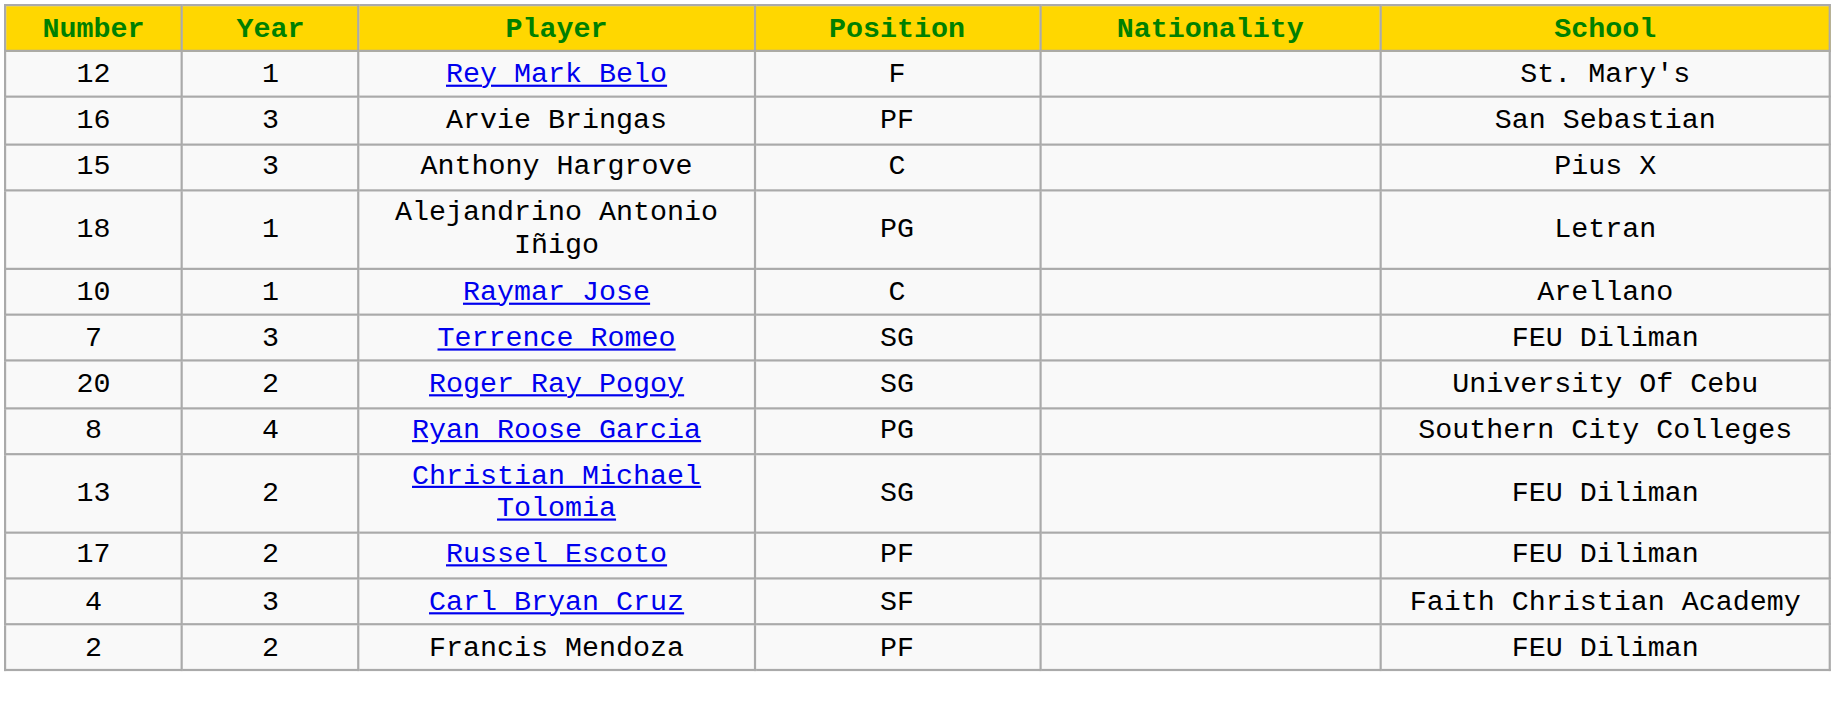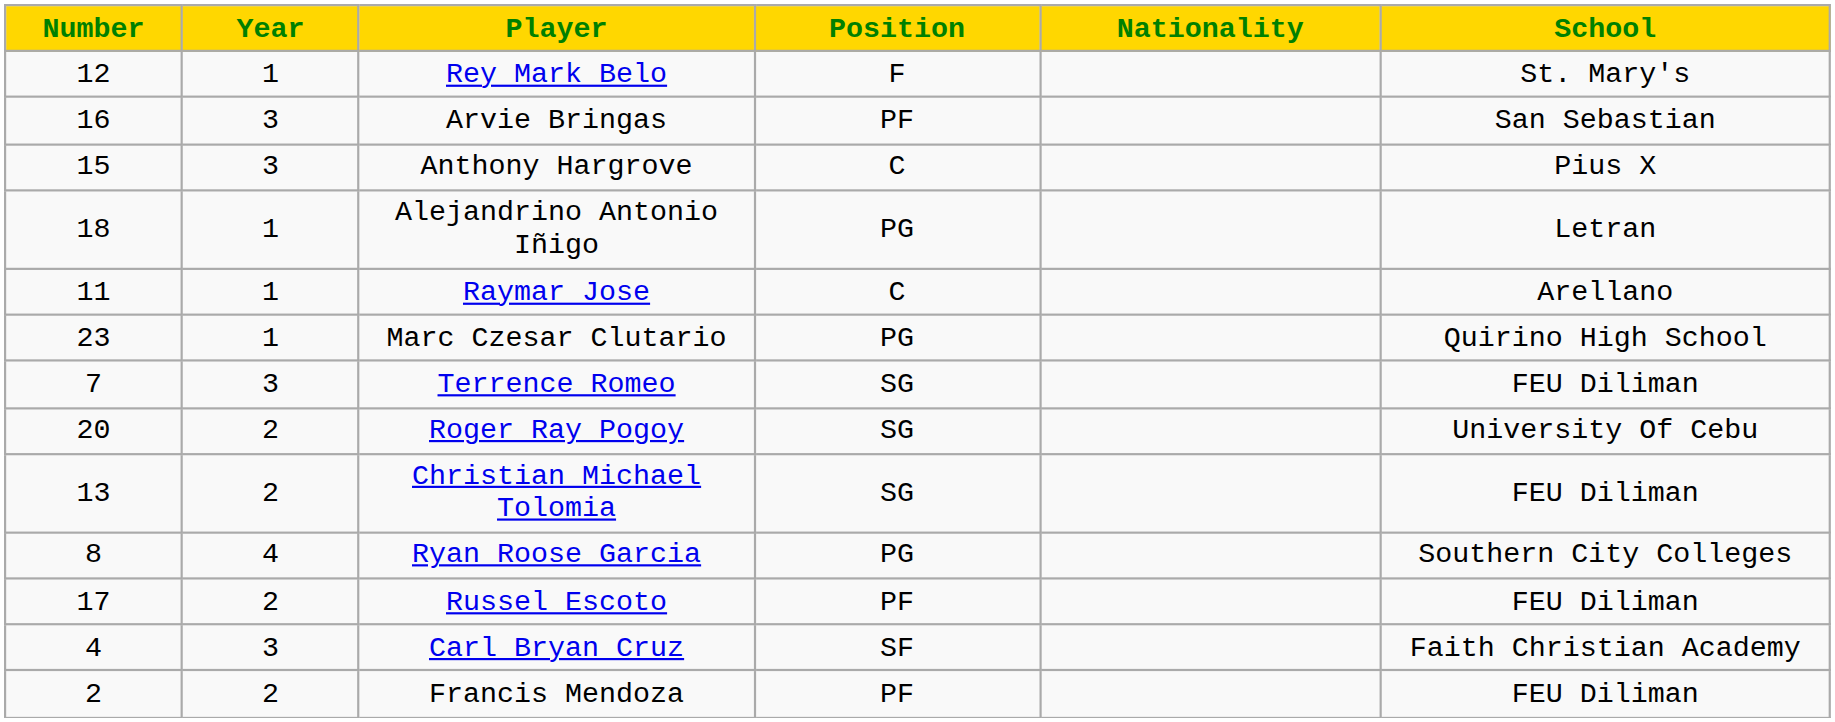(94, 292) 10 -> (94, 292) 11
+ row: (557, 338)
rows swapped: (557, 430) <-> (557, 493)
